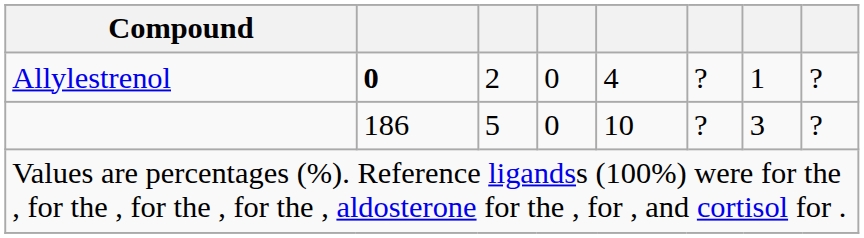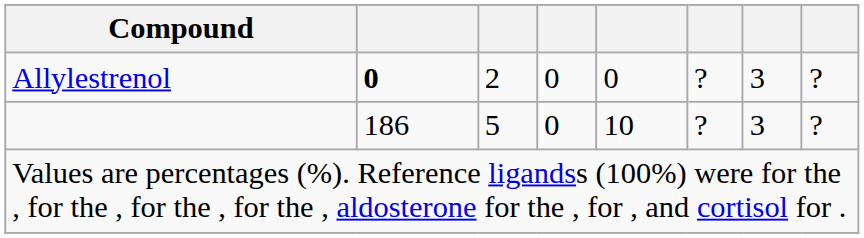(611, 76) 4 -> (611, 76) 0
(757, 76) 1 -> (757, 76) 3
